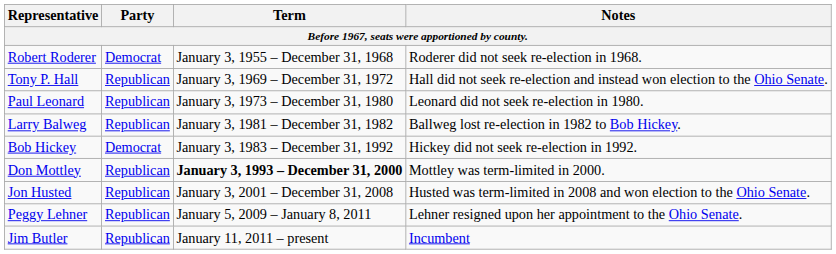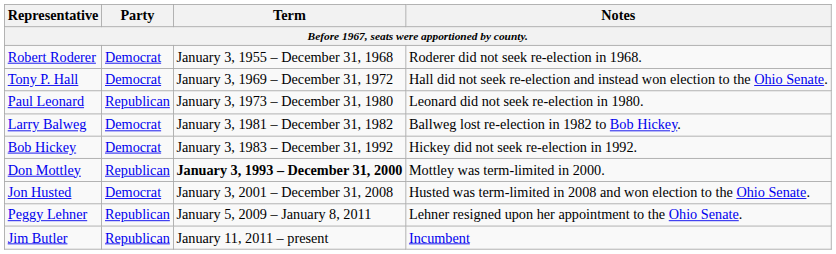(137, 79) Republican -> (133, 79) Democrat
(137, 124) Republican -> (133, 124) Democrat
(137, 192) Republican -> (133, 192) Democrat
